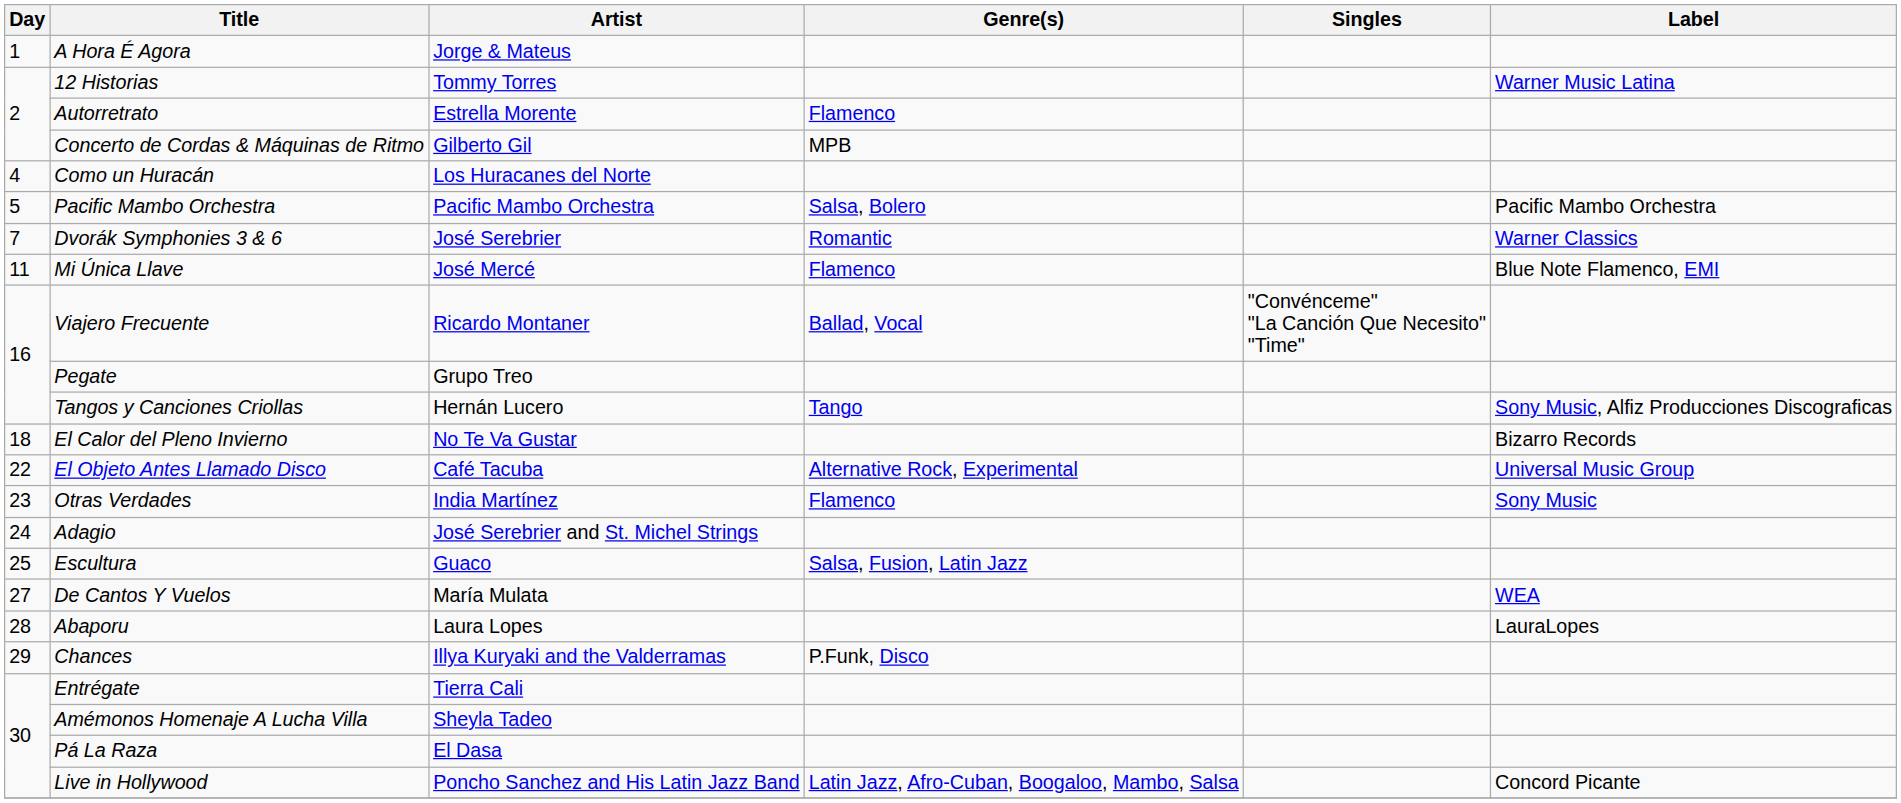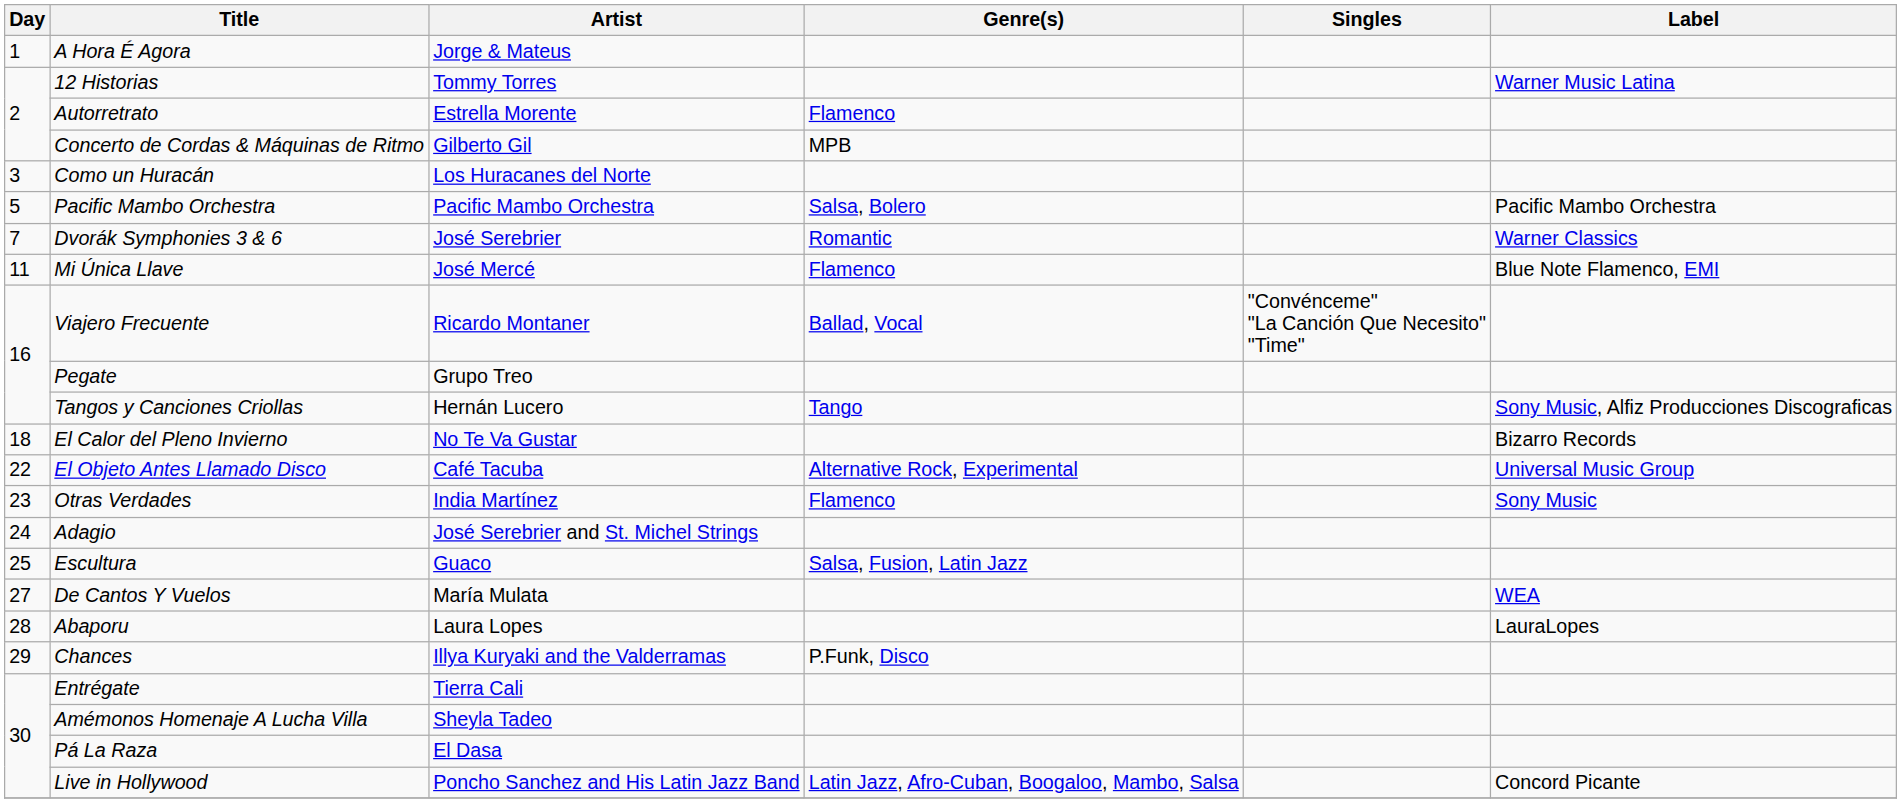(15, 176) 4 -> (15, 176) 3
